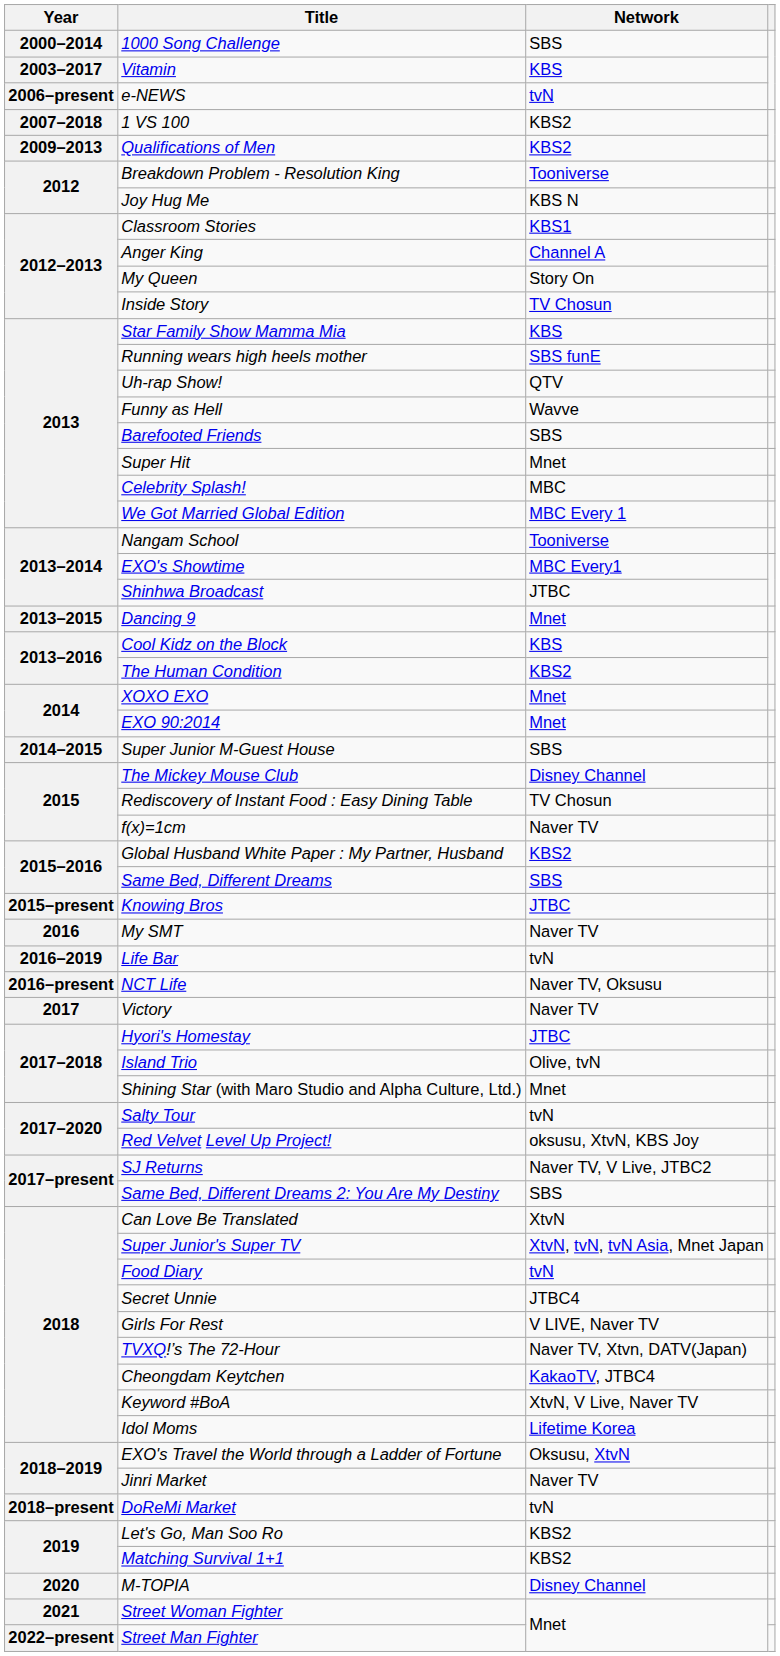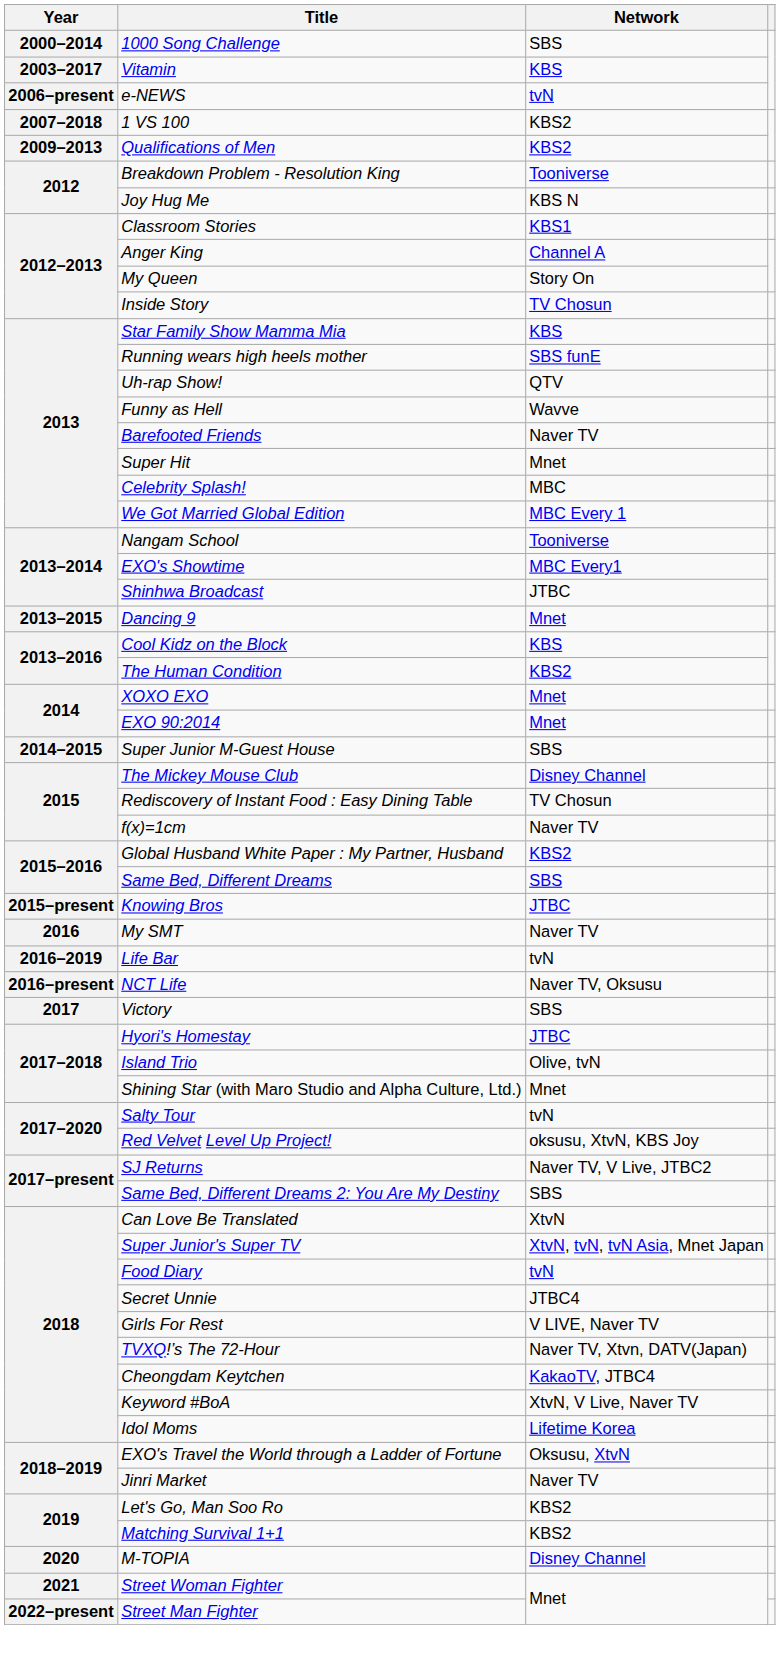(546, 435) SBS -> (564, 435) Naver TV
(564, 1010) Naver TV -> (546, 1010) SBS
- row: (179, 1507)
